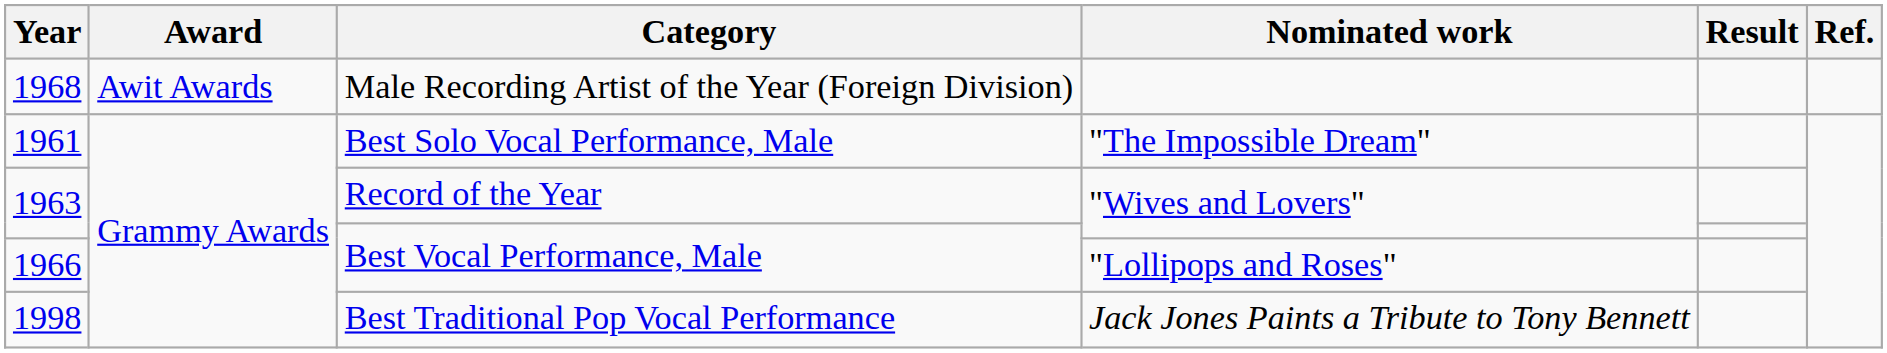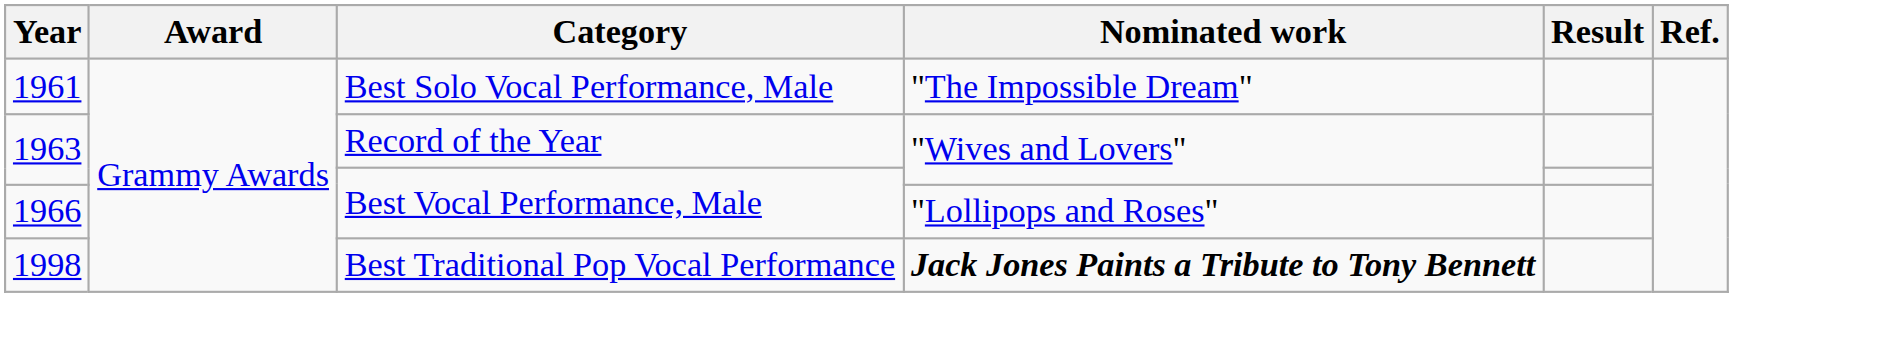- row: (47, 85)
(1389, 318) normal -> (1223, 264) bold
